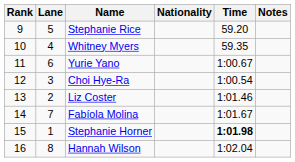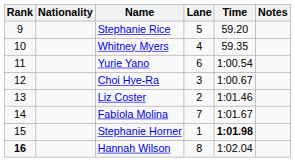columns swapped: (50, 13) <-> (184, 13)
(235, 64) 1:00.67 -> (235, 64) 1:00.54
(235, 81) 1:00.54 -> (235, 81) 1:00.67
(20, 149) normal -> (20, 149) bold
